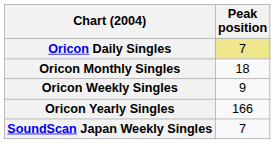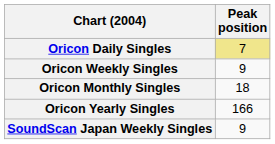rows swapped: (110, 88) <-> (110, 68)
(243, 128) 7 -> (243, 128) 9
